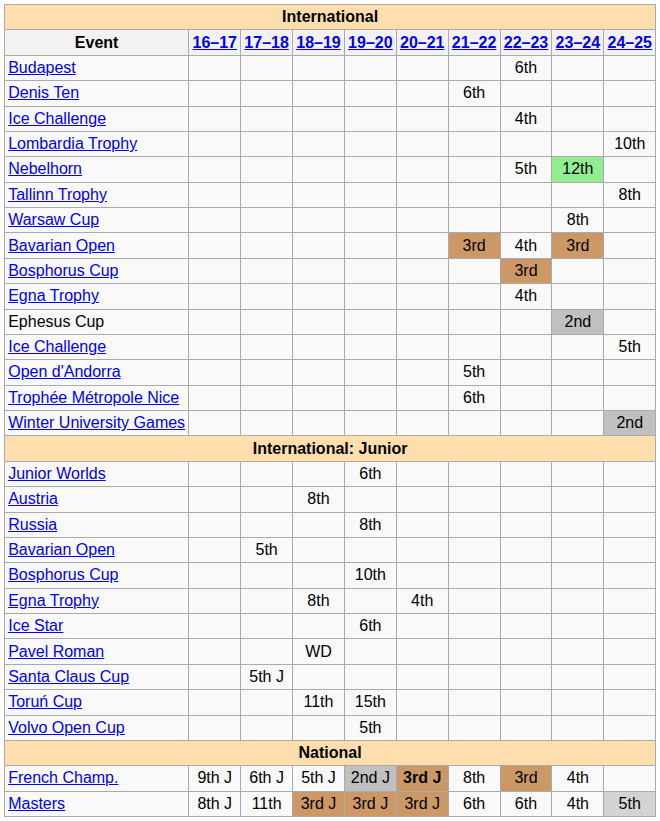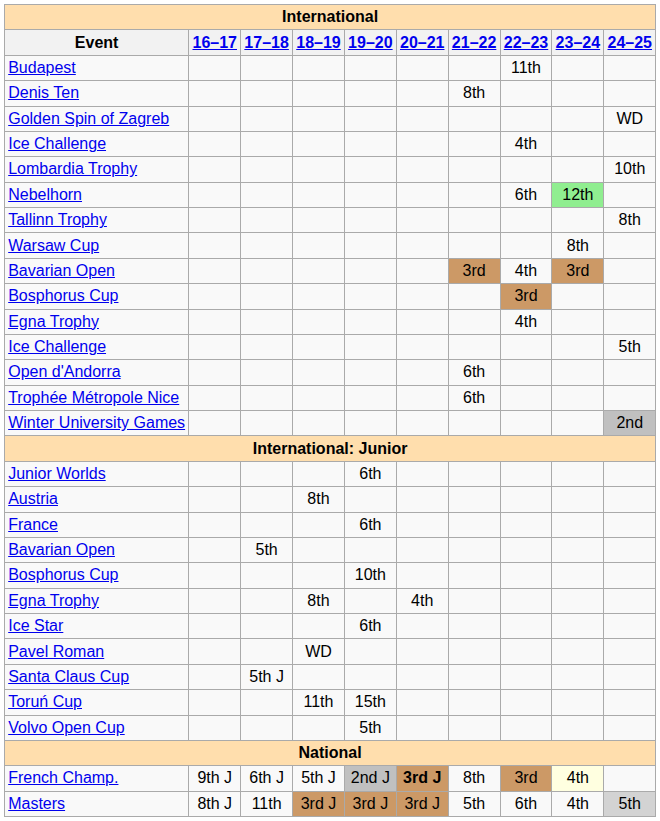(526, 67) 6th -> (526, 67) 11th
(474, 93) 6th -> (474, 93) 8th
+ row: (89, 118)
(526, 169) 5th -> (526, 194) 6th
- row: (56, 321)
(474, 372) 5th -> (474, 372) 6th
+ row: (33, 524)
- row: (33, 524)
(578, 778) no background -> (578, 778) lightyellow background
(474, 803) 6th -> (474, 803) 5th
